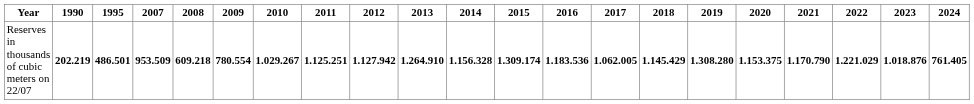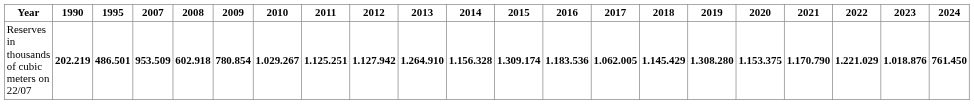(193, 60) 609.218 -> (193, 60) 602.918
(233, 60) 780.554 -> (233, 60) 780.854
(949, 60) 761.405 -> (949, 60) 761.450
